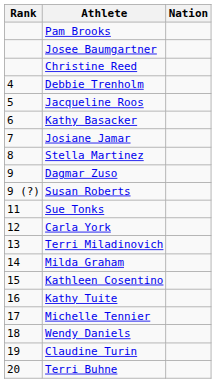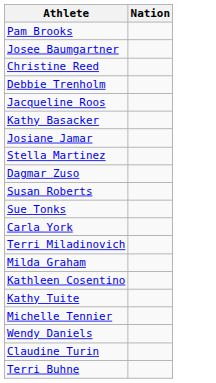- column: (23, 13)
